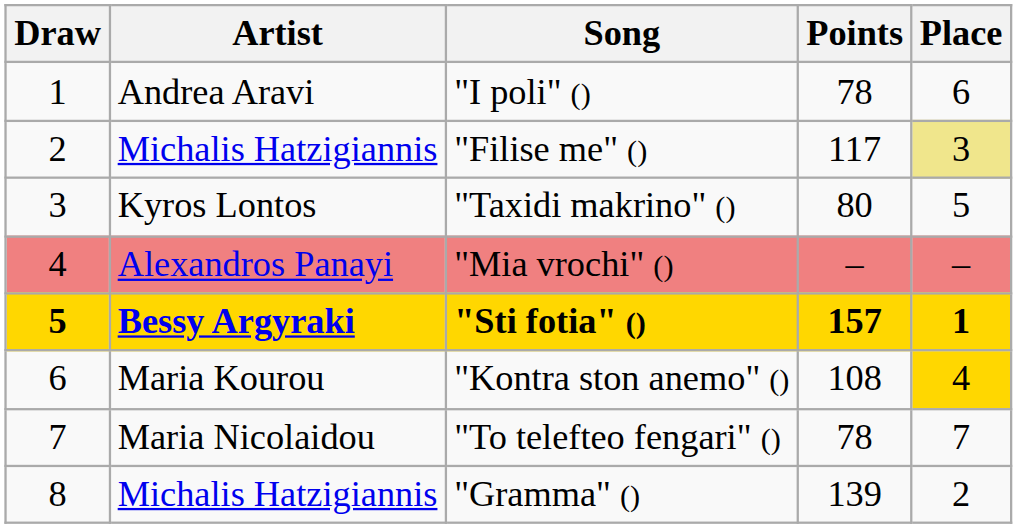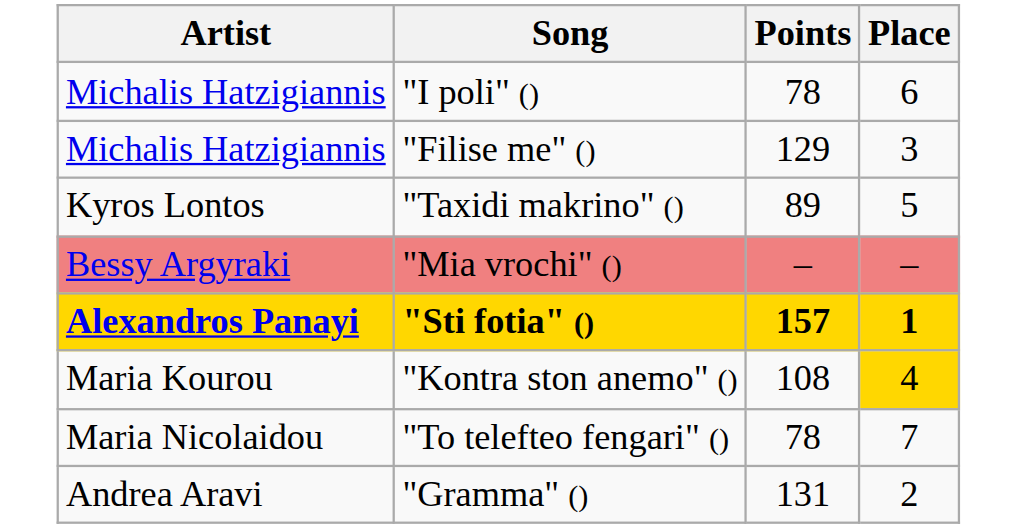- column: (58, 33)
(216, 90) Andrea Aravi -> (226, 90) Michalis Hatzigiannis
(855, 148) 117 -> (803, 148) 129
(961, 148) khaki background -> (909, 148) no background
(855, 206) 80 -> (803, 206) 89
(255, 263) Alexandros Panayi -> (178, 263) Bessy Argyraki
(236, 321) Bessy Argyraki -> (212, 321) Alexandros Panayi
(278, 494) Michalis Hatzigiannis -> (164, 494) Andrea Aravi
(855, 494) 139 -> (803, 494) 131
